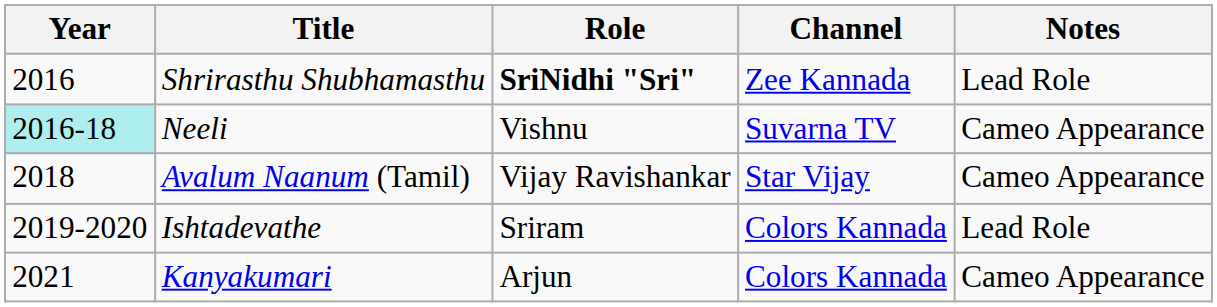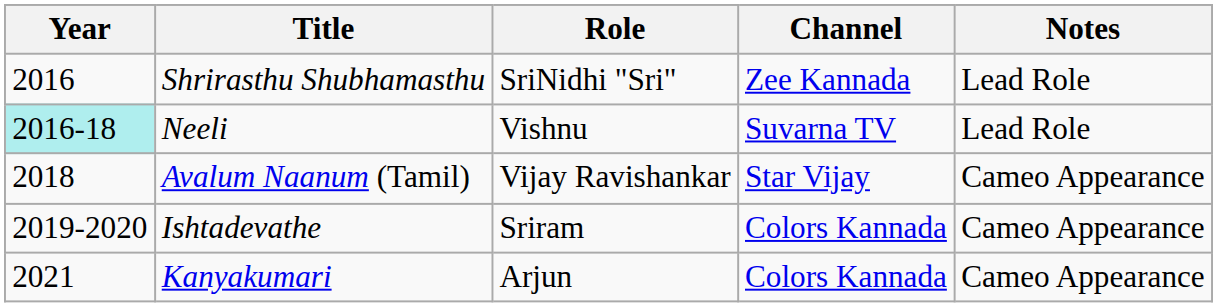(598, 78) bold -> (588, 78) normal
(1083, 128) Cameo Appearance -> (1026, 128) Lead Role
(1026, 227) Lead Role -> (1083, 227) Cameo Appearance
